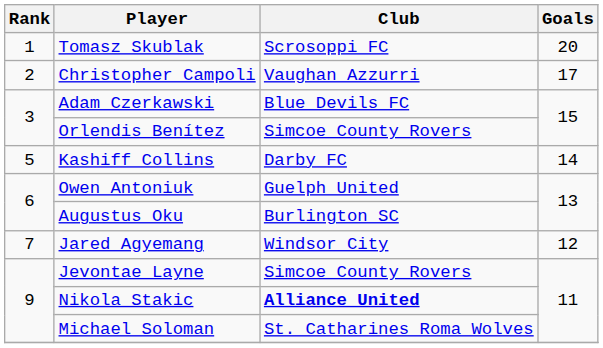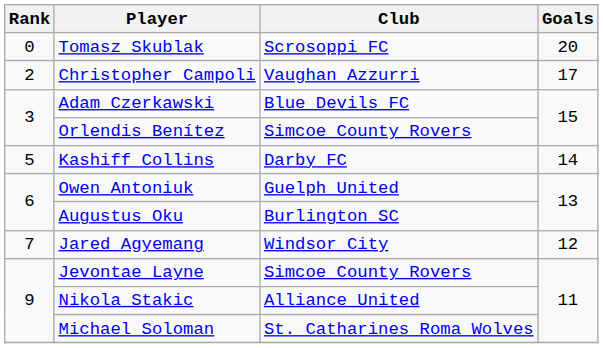(30, 47) 1 -> (30, 47) 0
(342, 301) bold -> (342, 301) normal
